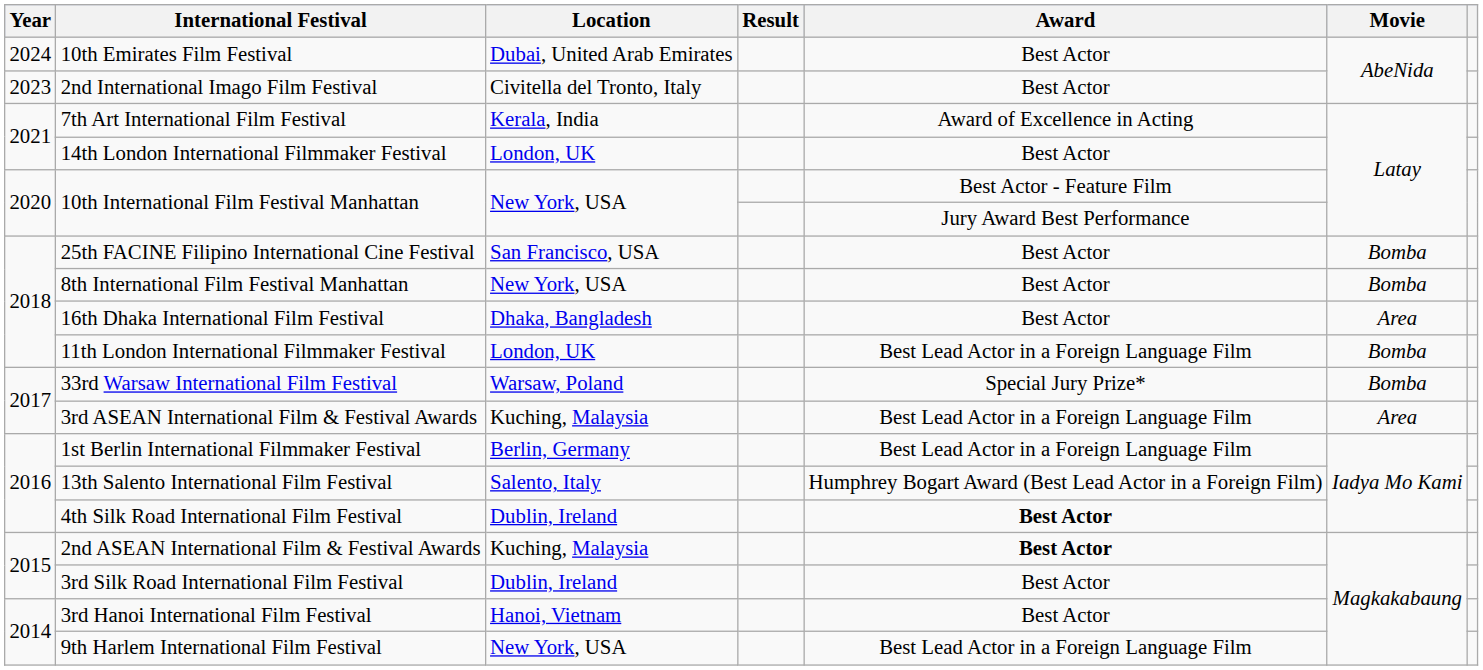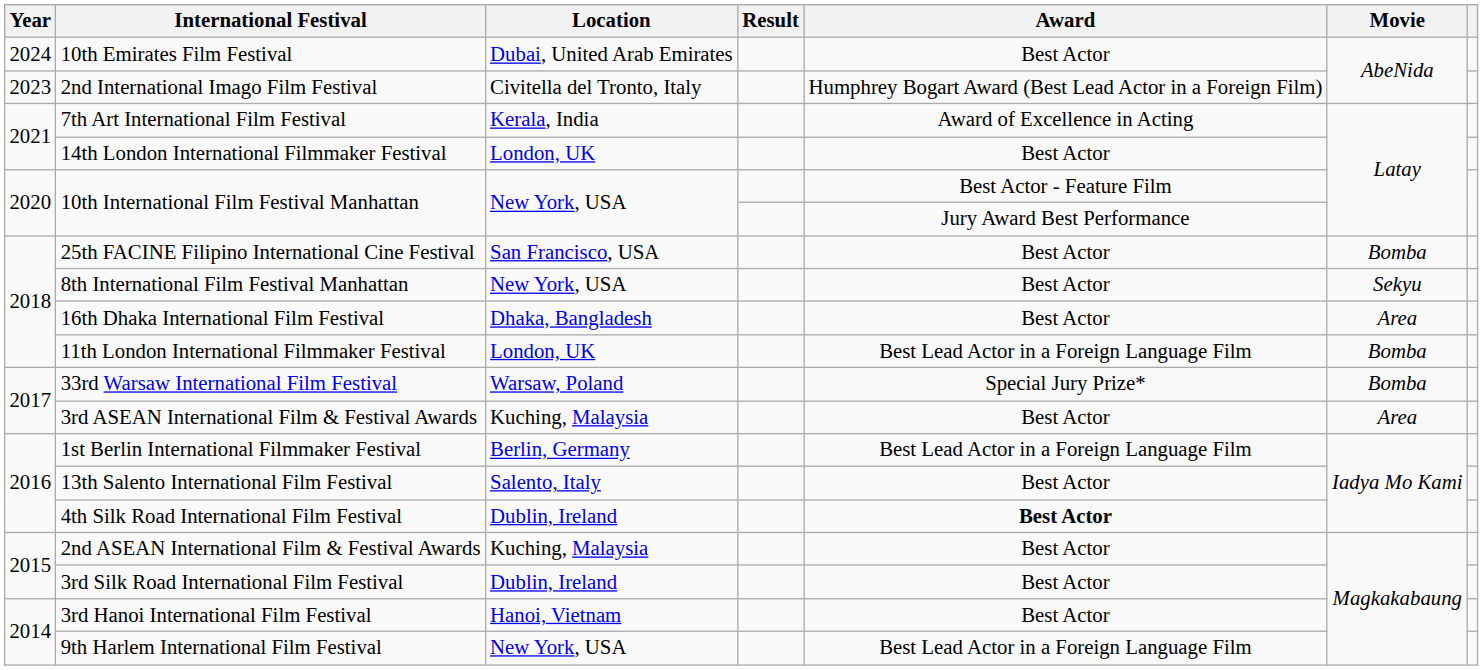(1065, 86) Best Actor -> (1065, 86) Humphrey Bogart Award (Best Lead Actor in a Foreign Film)
(1397, 284) Bomba -> (1397, 284) Sekyu
(1065, 416) Best Lead Actor in a Foreign Language Film -> (1065, 416) Best Actor
(1065, 482) Humphrey Bogart Award (Best Lead Actor in a Foreign Film) -> (1065, 482) Best Actor
(1065, 548) bold -> (1065, 548) normal
